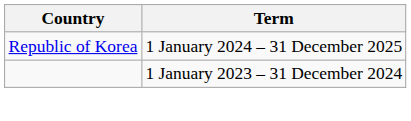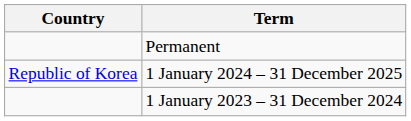+ row: (183, 45)
